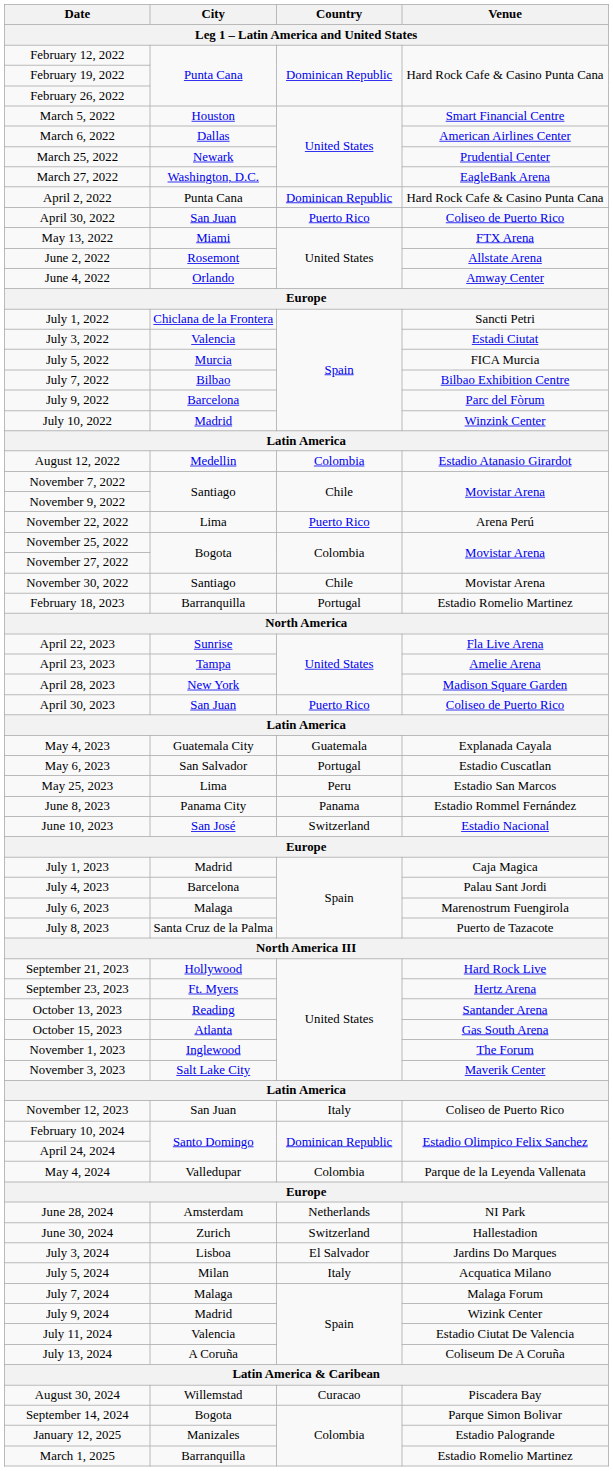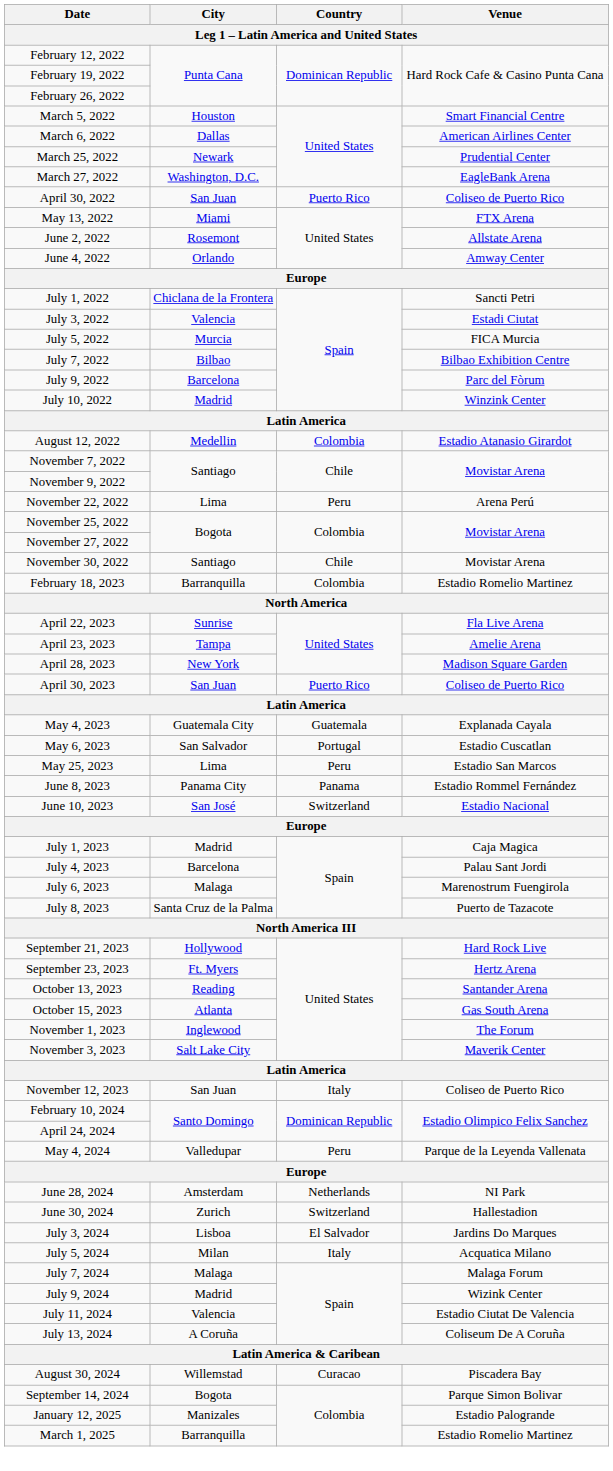- row: (77, 197)
(339, 522) Puerto Rico -> (339, 501) Peru
(339, 603) Portugal -> (339, 583) Colombia
(339, 1171) Colombia -> (339, 1151) Peru
